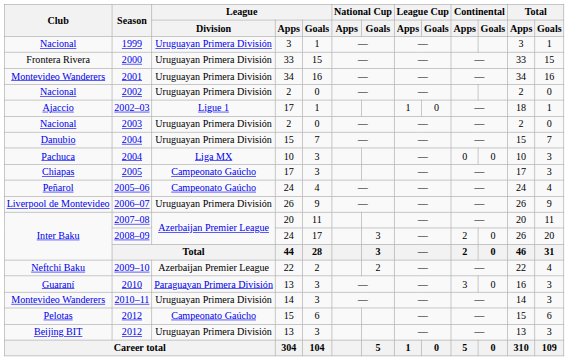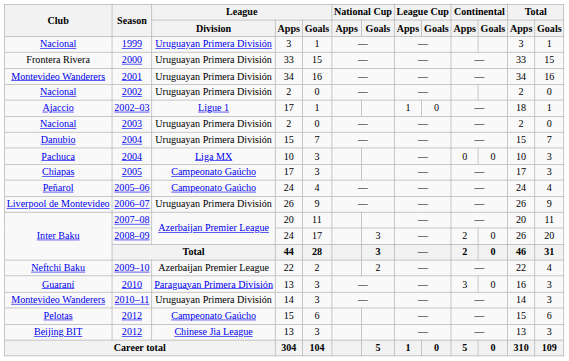(214, 332) Uruguayan Primera División -> (214, 332) Chinese Jia League
